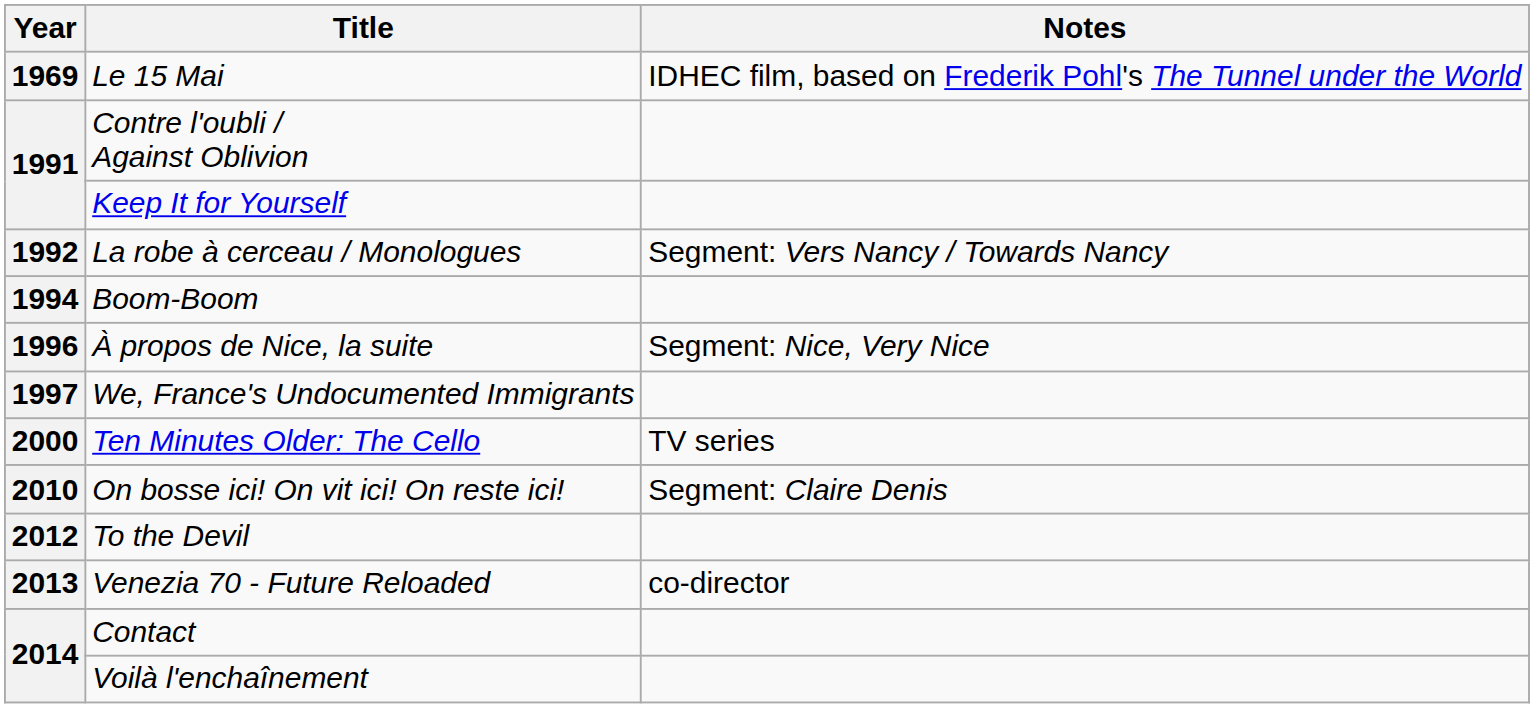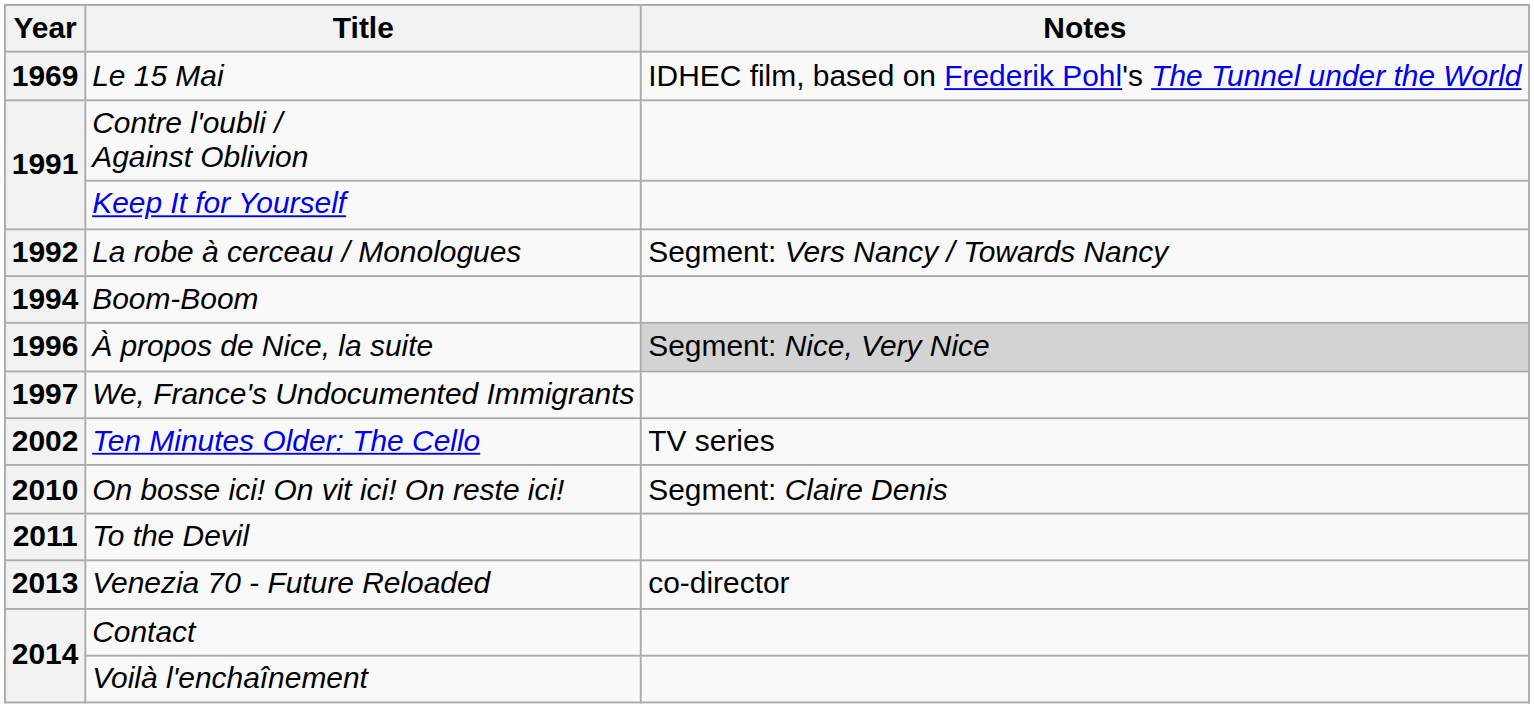(819, 346) no background -> (819, 346) lightgrey background
(45, 441) 2000 -> (45, 441) 2002
(45, 536) 2012 -> (45, 536) 2011
